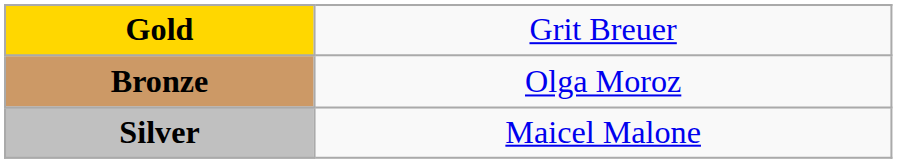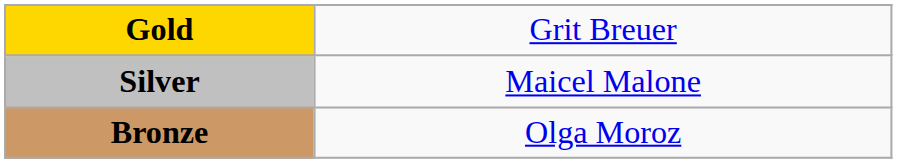rows swapped: (160, 132) <-> (160, 81)
